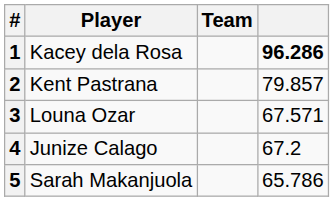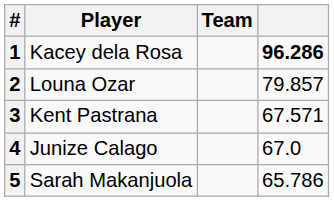(94, 84) Kent Pastrana -> (82, 84) Louna Ozar
(82, 116) Louna Ozar -> (94, 116) Kent Pastrana
(282, 148) 67.2 -> (282, 148) 67.0
